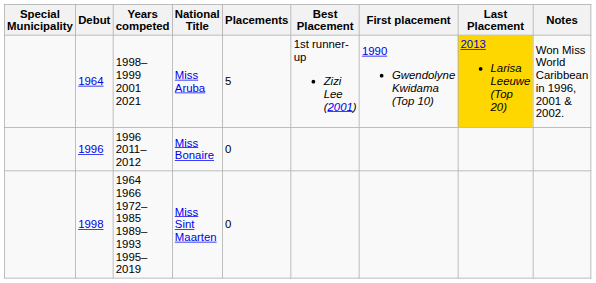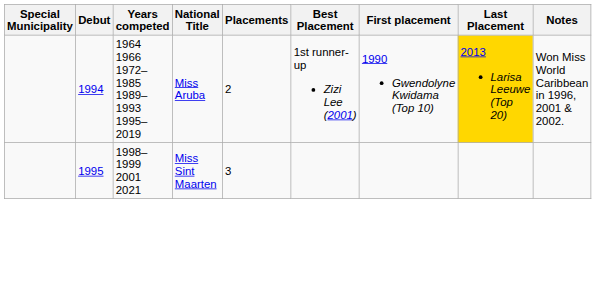(91, 81) 1964 -> (91, 89) 1994
(132, 81) 1998–1999 2001 2021 -> (132, 89) 1964 1966 1972–1985 1989–1993 1995–2019
(228, 81) 5 -> (228, 89) 2
- row: (194, 149)
(91, 224) 1998 -> (91, 171) 1995
(132, 224) 1964 1966 1972–1985 1989–1993 1995–2019 -> (132, 171) 1998–1999 2001 2021
(228, 224) 0 -> (228, 171) 3
